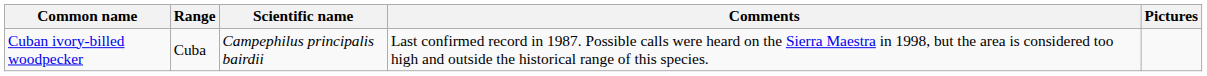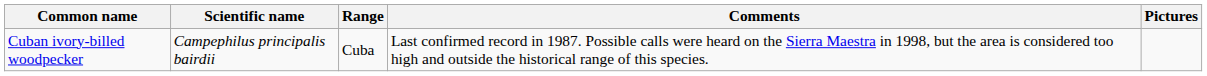columns swapped: (303, 16) <-> (195, 16)
